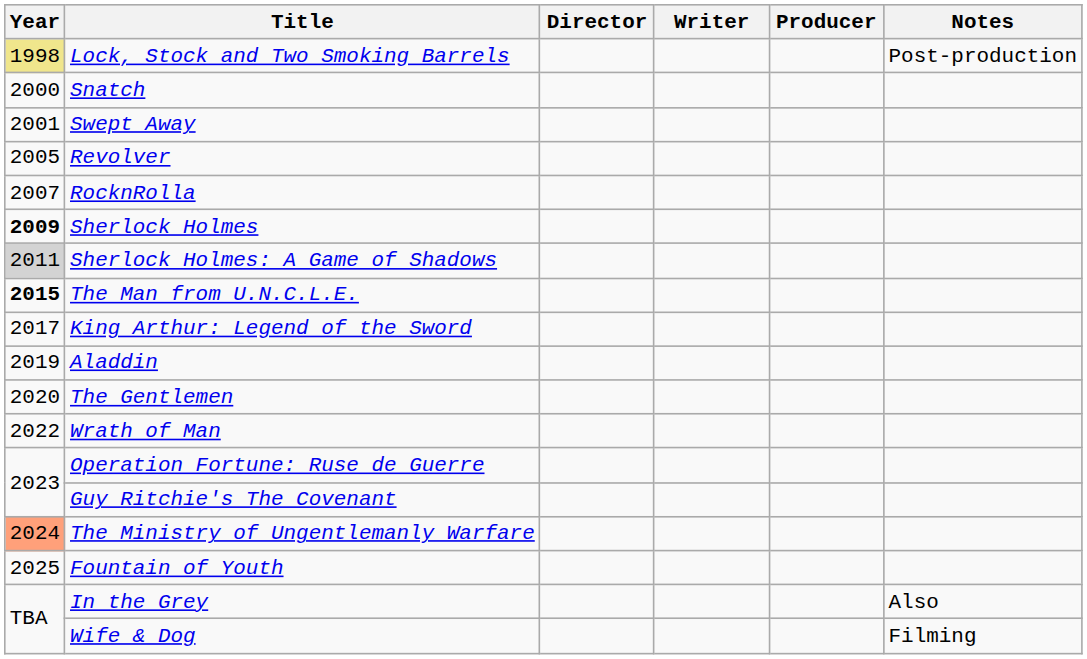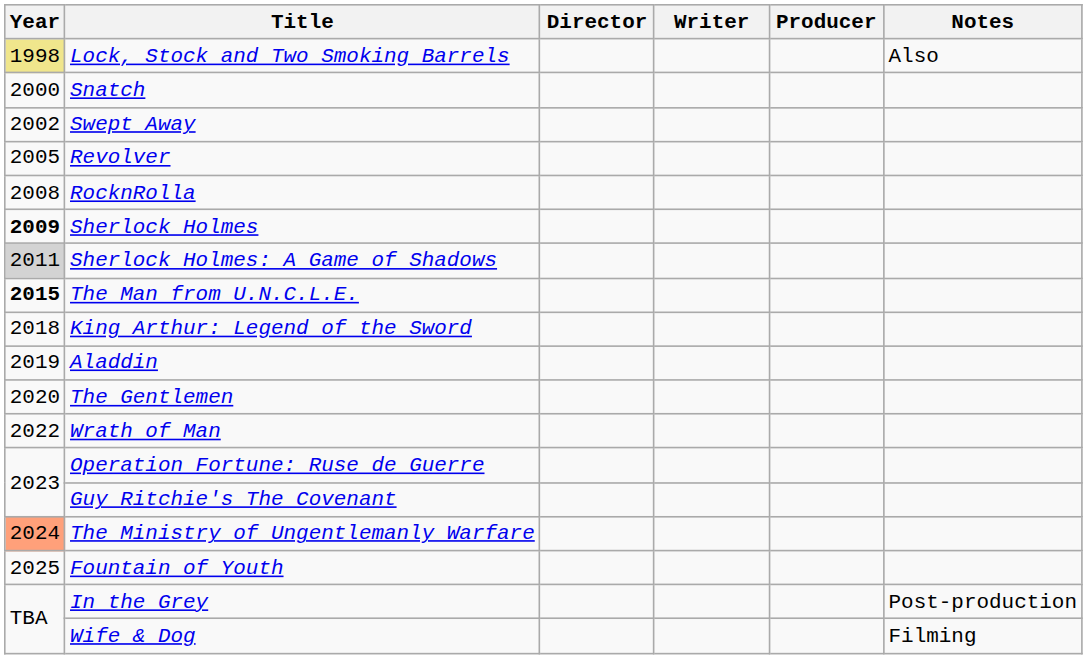(983, 56) Post-production -> (914, 56) Also
(35, 124) 2001 -> (35, 124) 2002
(35, 192) 2007 -> (35, 192) 2008
(35, 329) 2017 -> (35, 329) 2018
(914, 602) Also -> (983, 602) Post-production
